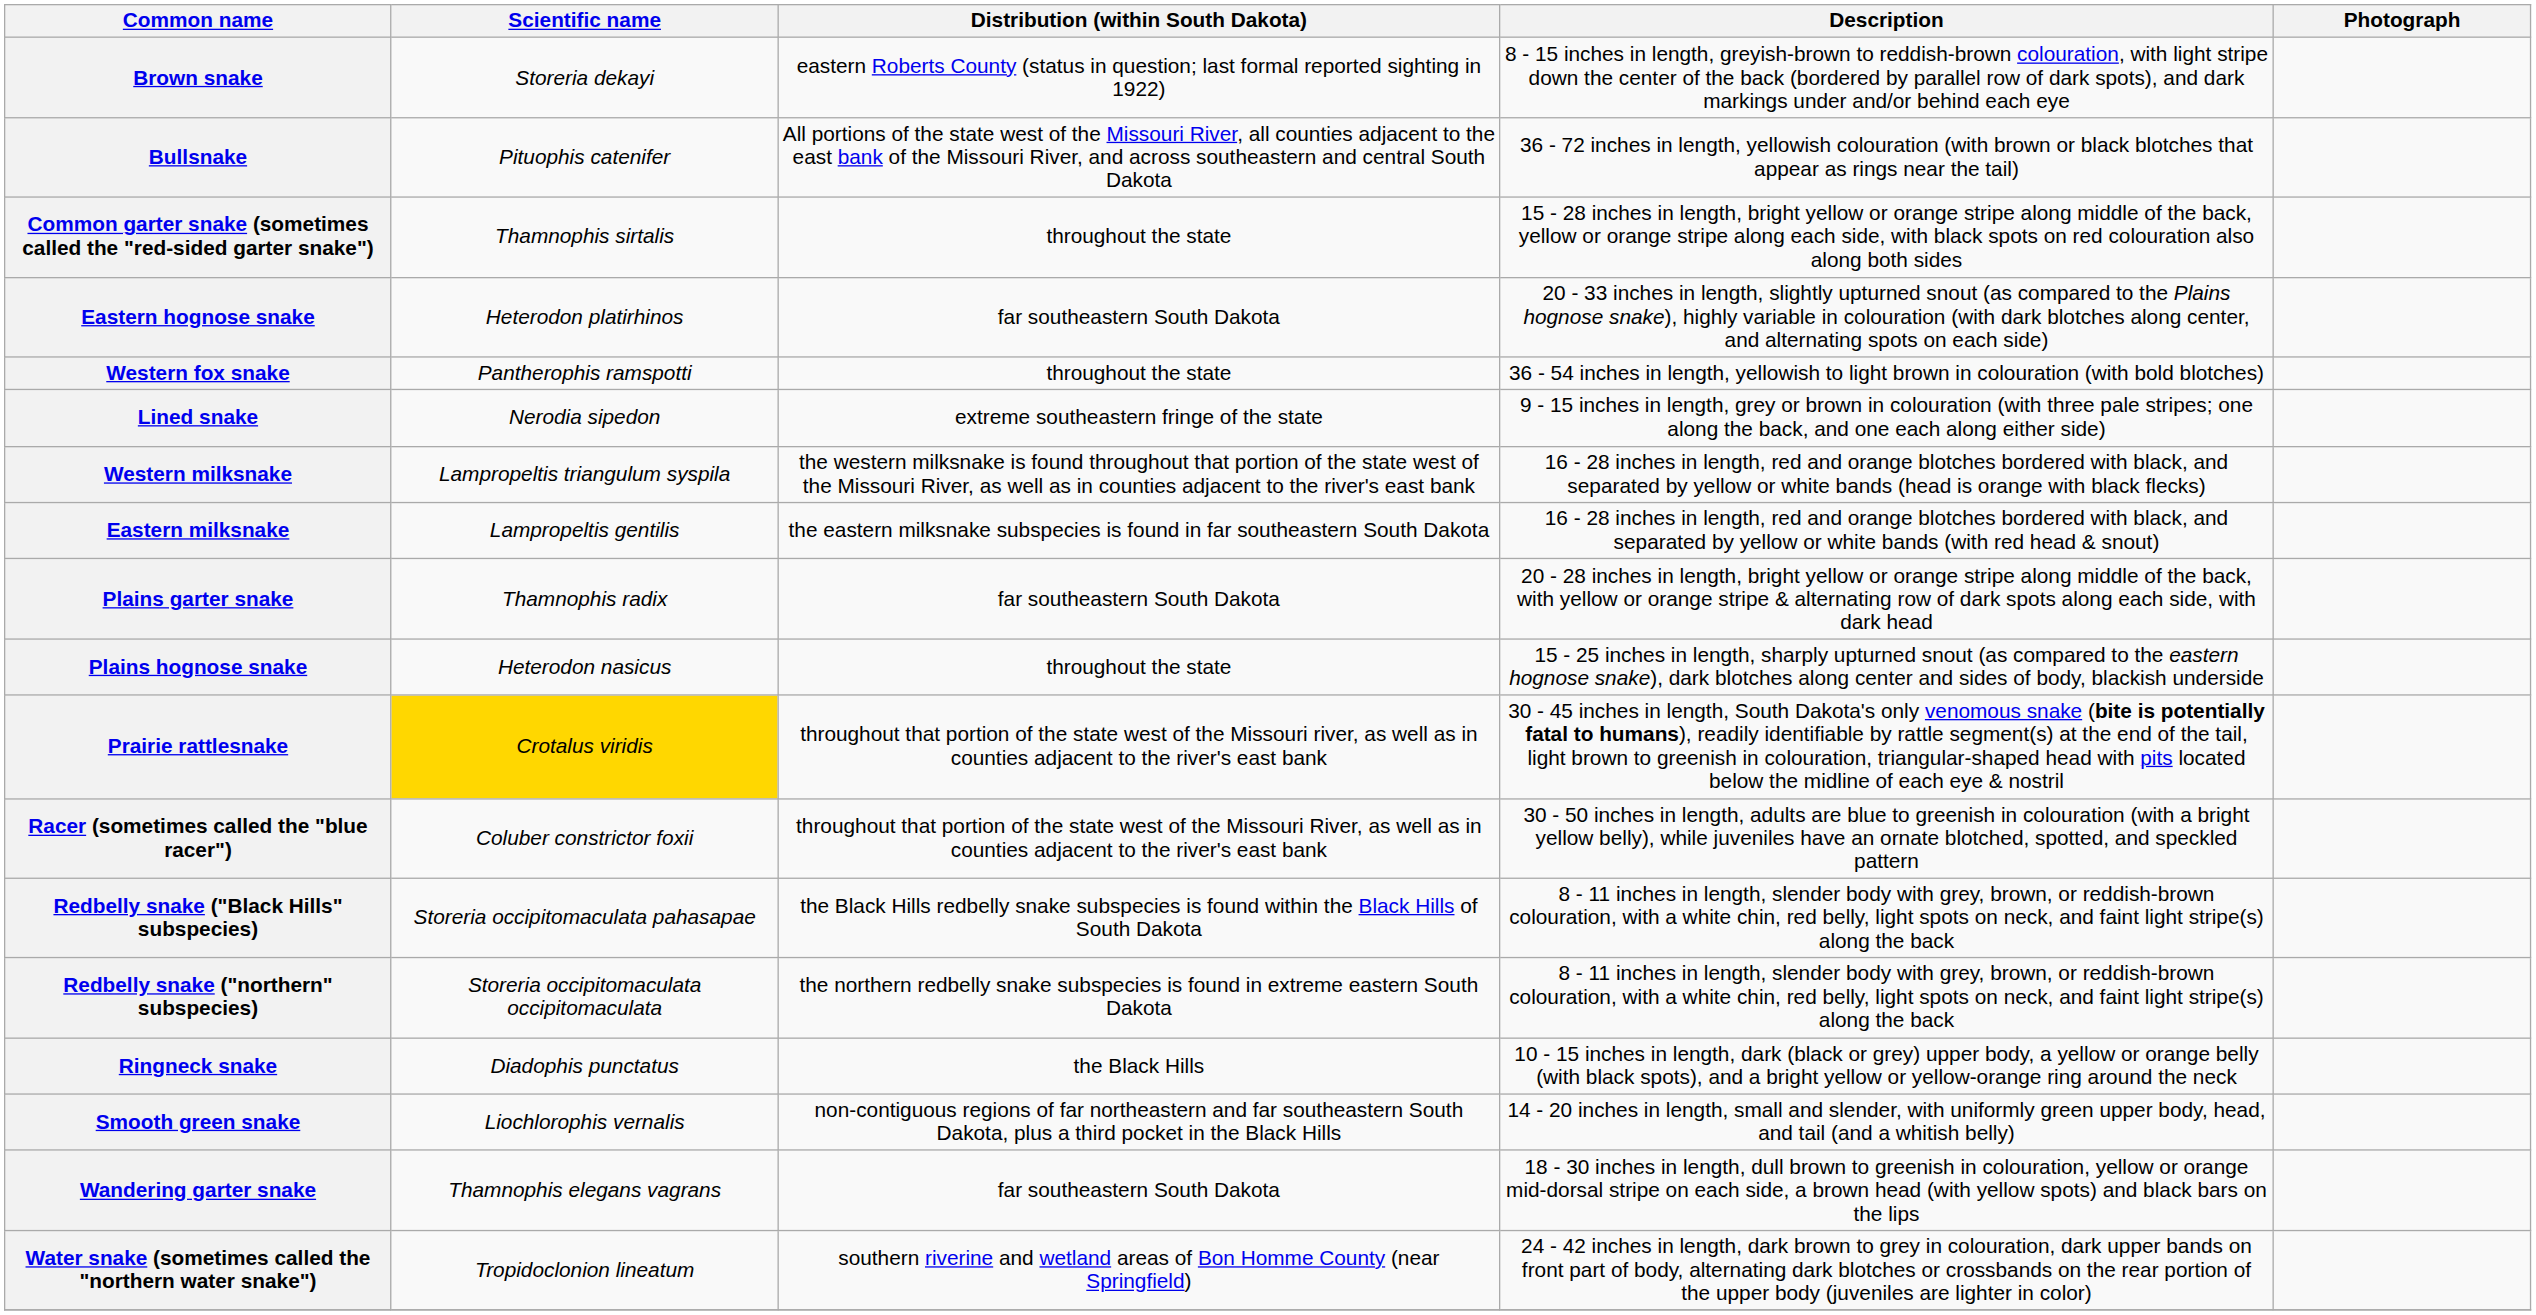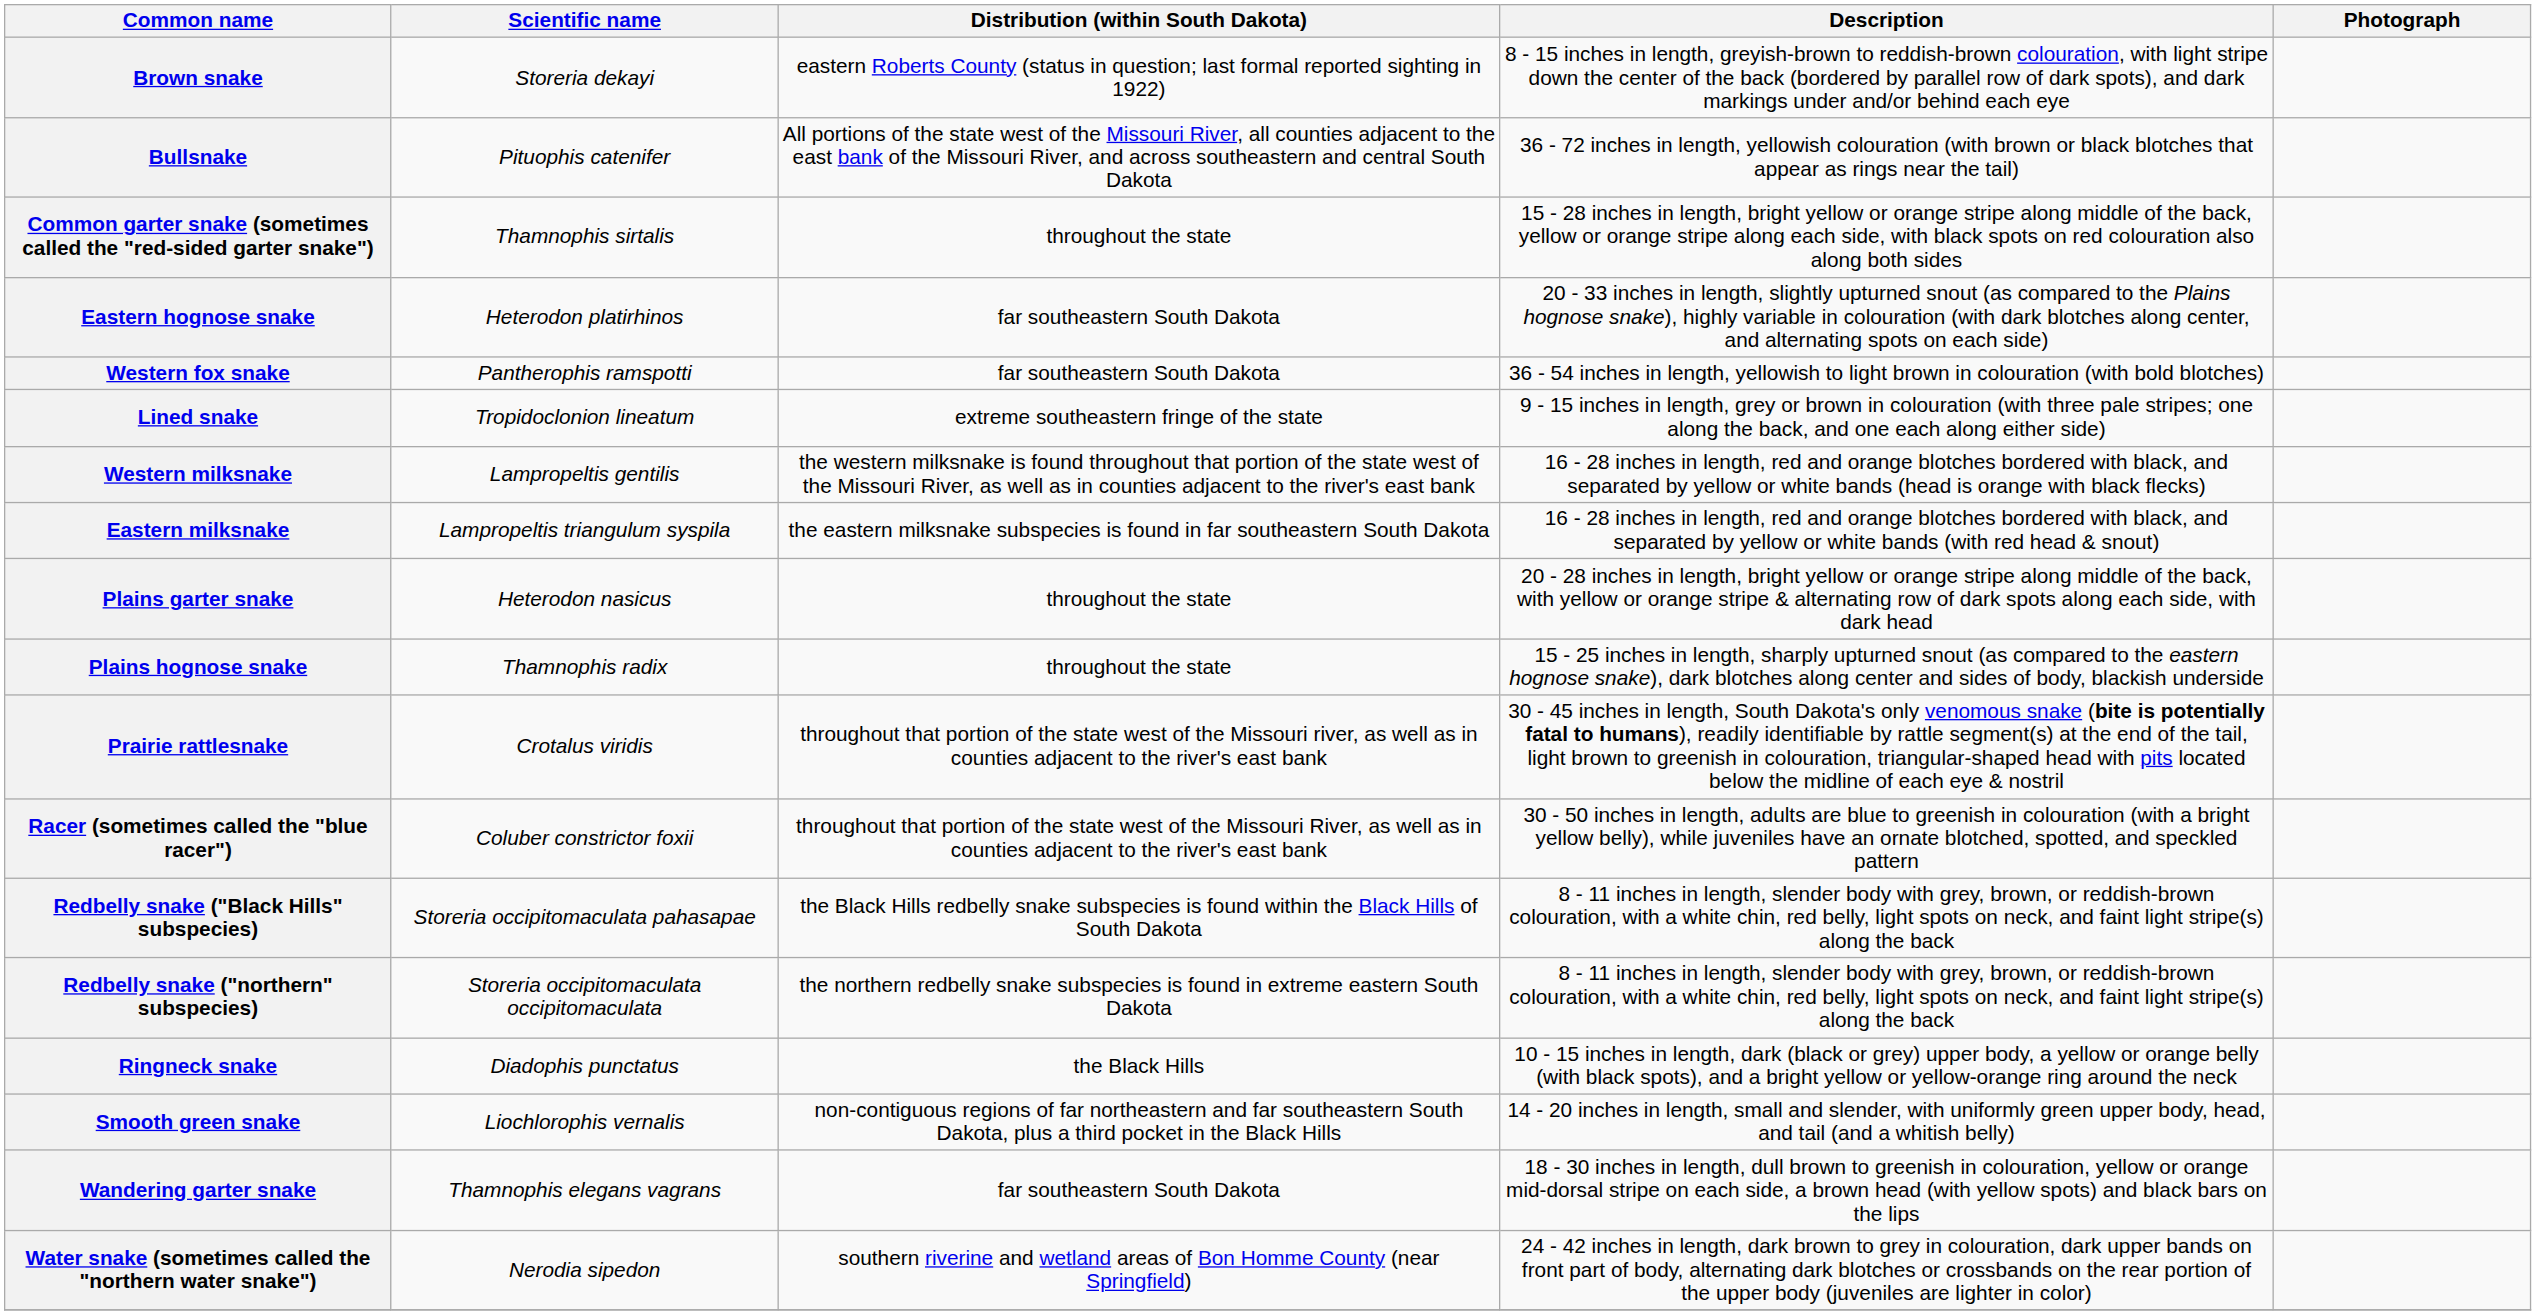(1139, 373) throughout the state -> (1139, 373) far southeastern South Dakota
(585, 417) Nerodia sipedon -> (585, 417) Tropidoclonion lineatum
(585, 474) Lampropeltis triangulum syspila -> (585, 474) Lampropeltis gentilis
(585, 530) Lampropeltis gentilis -> (585, 530) Lampropeltis triangulum syspila
(585, 598) Thamnophis radix -> (585, 598) Heterodon nasicus
(1139, 598) far southeastern South Dakota -> (1139, 598) throughout the state
(585, 666) Heterodon nasicus -> (585, 666) Thamnophis radix
(585, 746) gold background -> (585, 746) no background
(585, 1269) Tropidoclonion lineatum -> (585, 1269) Nerodia sipedon
